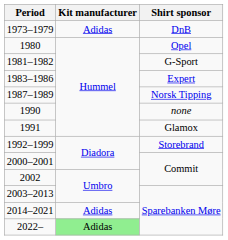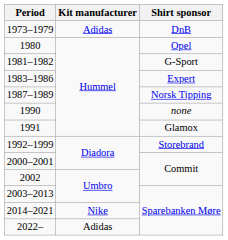(98, 210) Adidas -> (98, 210) Nike
(98, 227) lightgreen background -> (98, 227) no background
